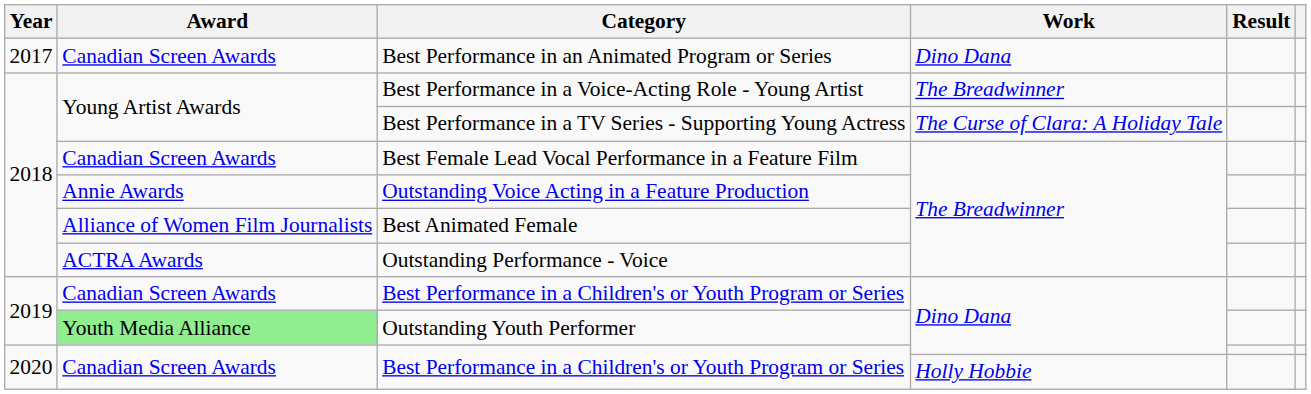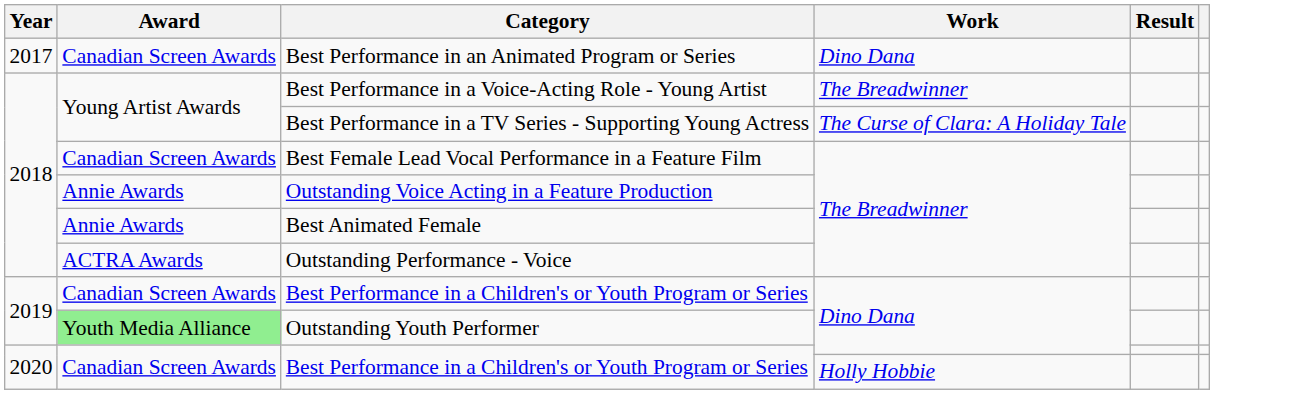(217, 225) Alliance of Women Film Journalists -> (123, 225) Annie Awards
